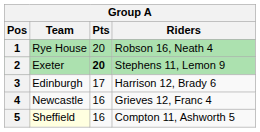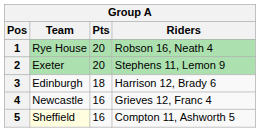(99, 65) bold -> (99, 65) normal
(99, 83) 17 -> (99, 83) 18
